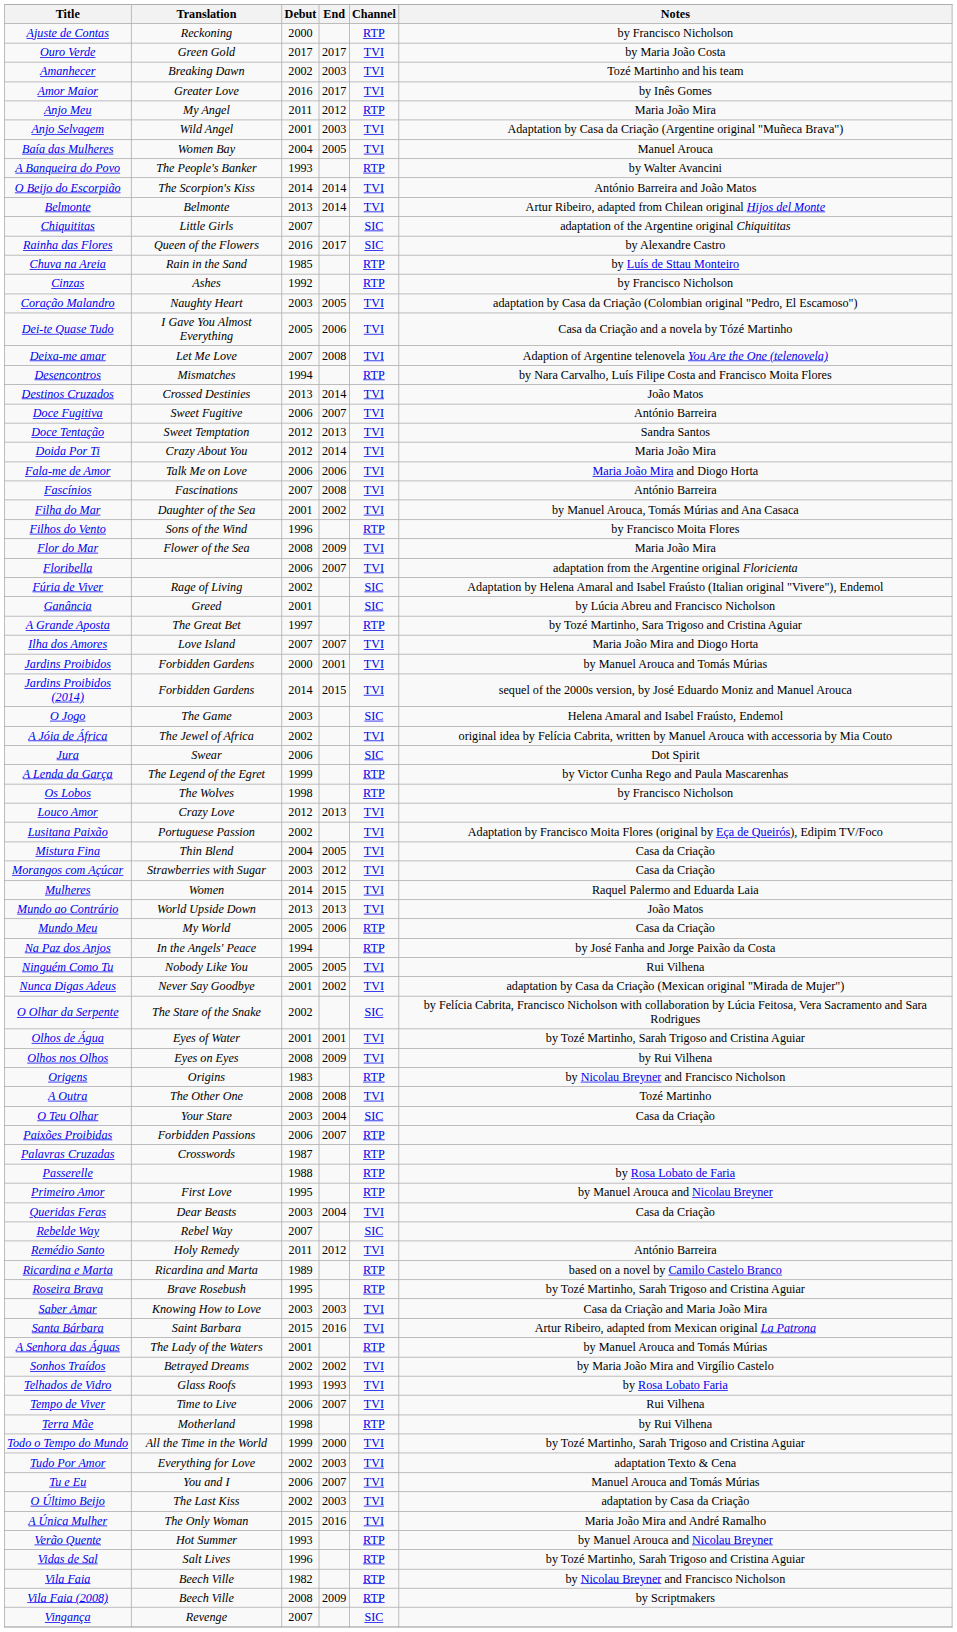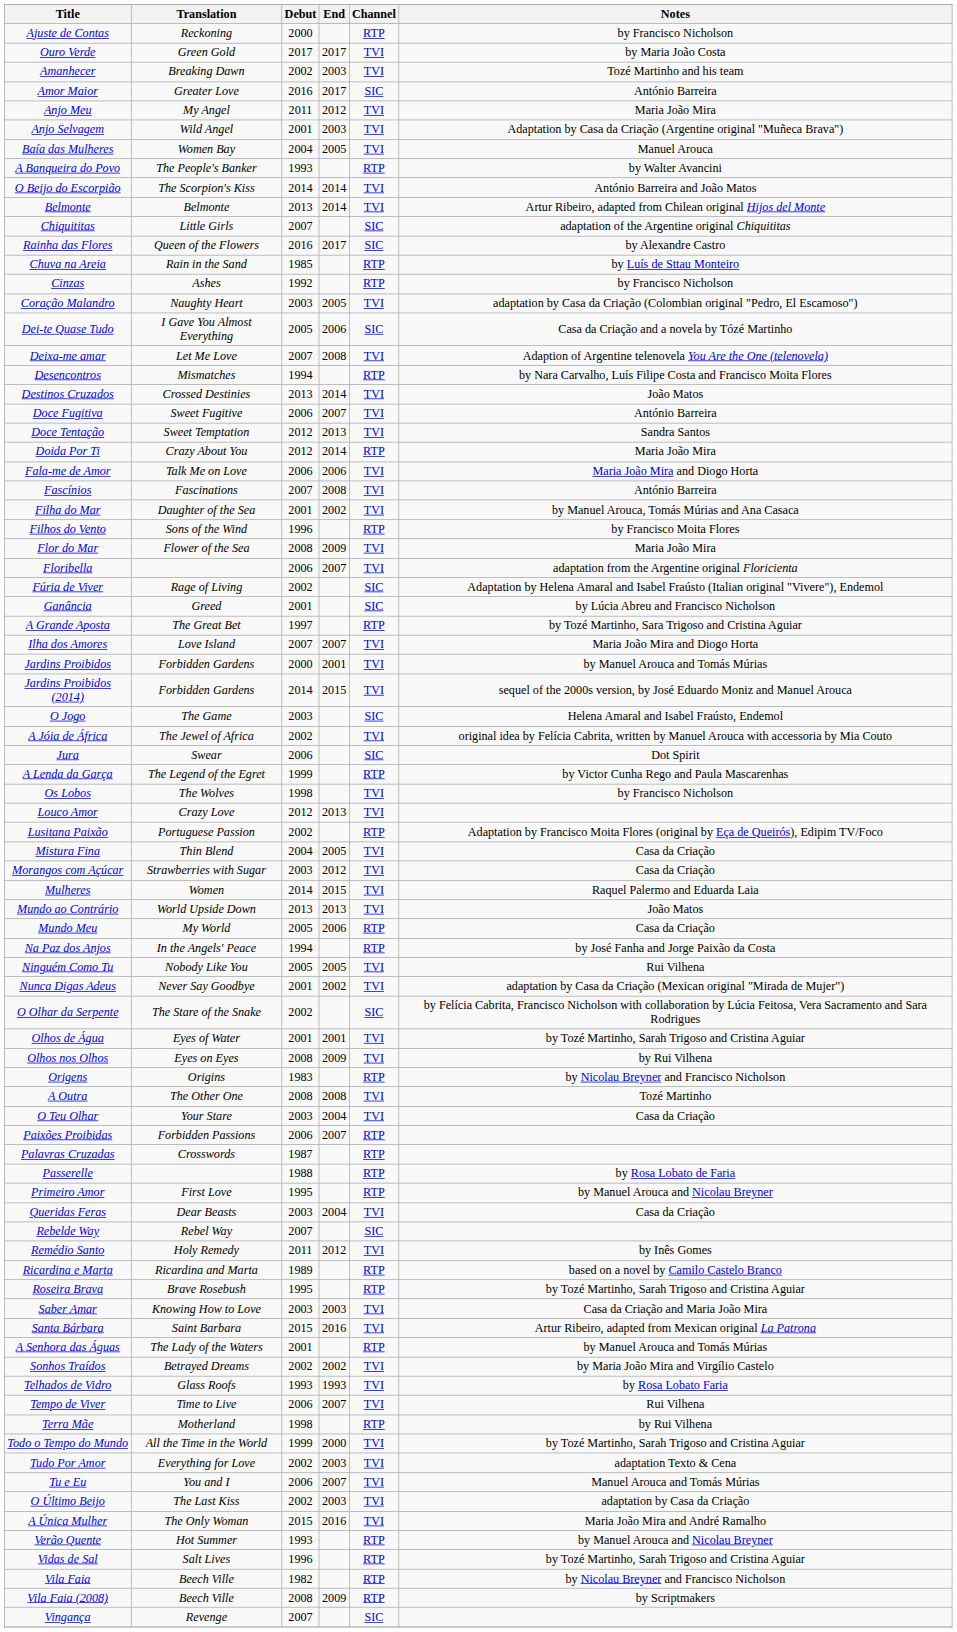(374, 91) TVI -> (374, 91) SIC
(675, 91) by Inês Gomes -> (675, 91) António Barreira
(374, 110) RTP -> (374, 110) TVI
(374, 329) TVI -> (374, 329) SIC
(374, 452) TVI -> (374, 452) RTP
(374, 793) RTP -> (374, 793) TVI
(374, 832) TVI -> (374, 832) RTP
(374, 1115) SIC -> (374, 1115) TVI
(675, 1250) António Barreira -> (675, 1250) by Inês Gomes
